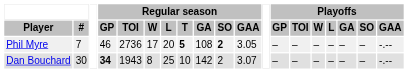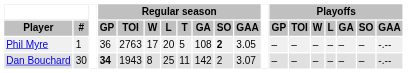(78, 44) 7 -> (78, 44) 1
(105, 44) 46 -> (105, 44) 36
(131, 44) 2736 -> (131, 44) 2763
(182, 44) bold -> (182, 44) normal
(185, 61) 10 -> (185, 61) 11
